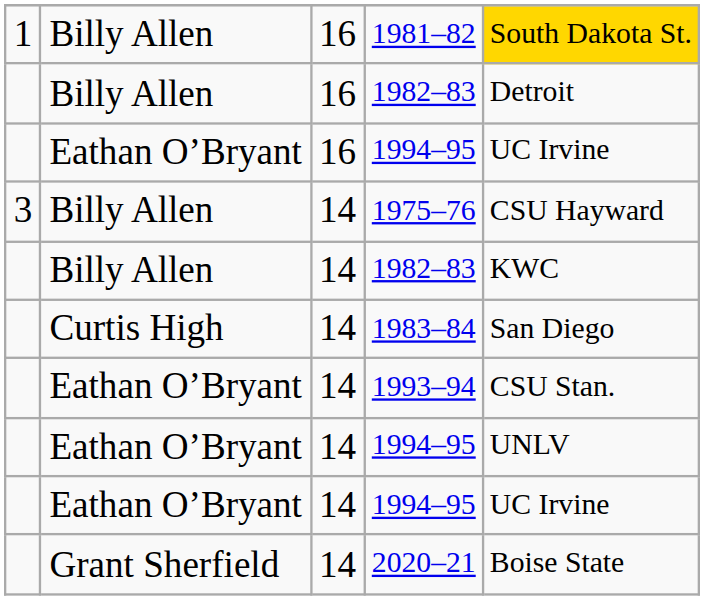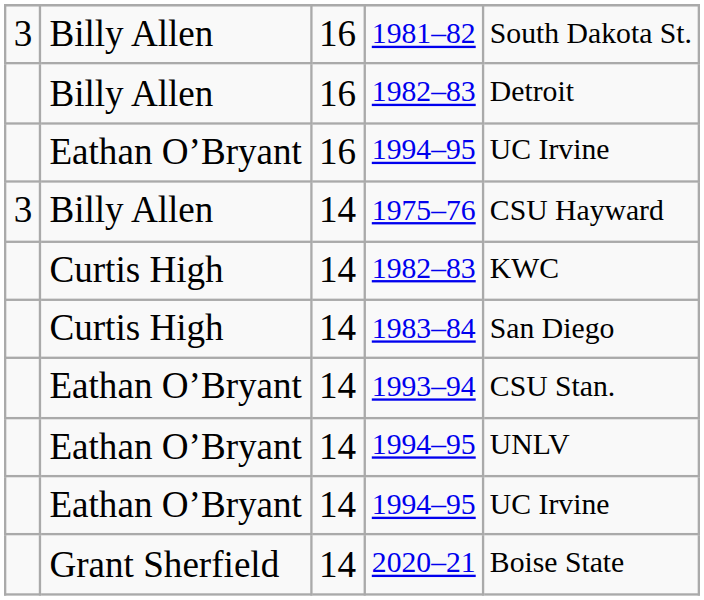(23, 33) 1 -> (23, 33) 3
(591, 33) gold background -> (591, 33) no background
(131, 269) Billy Allen -> (137, 269) Curtis High
